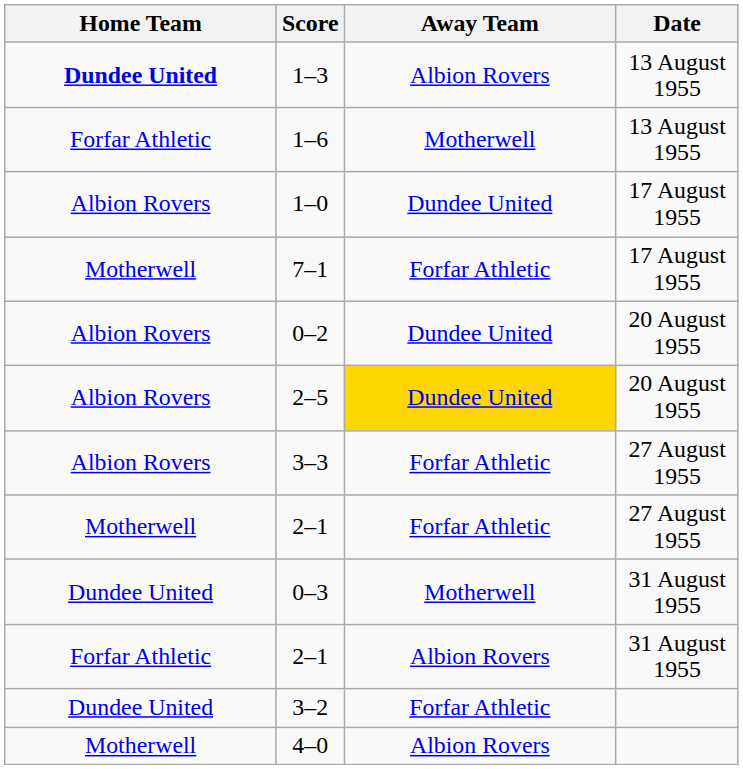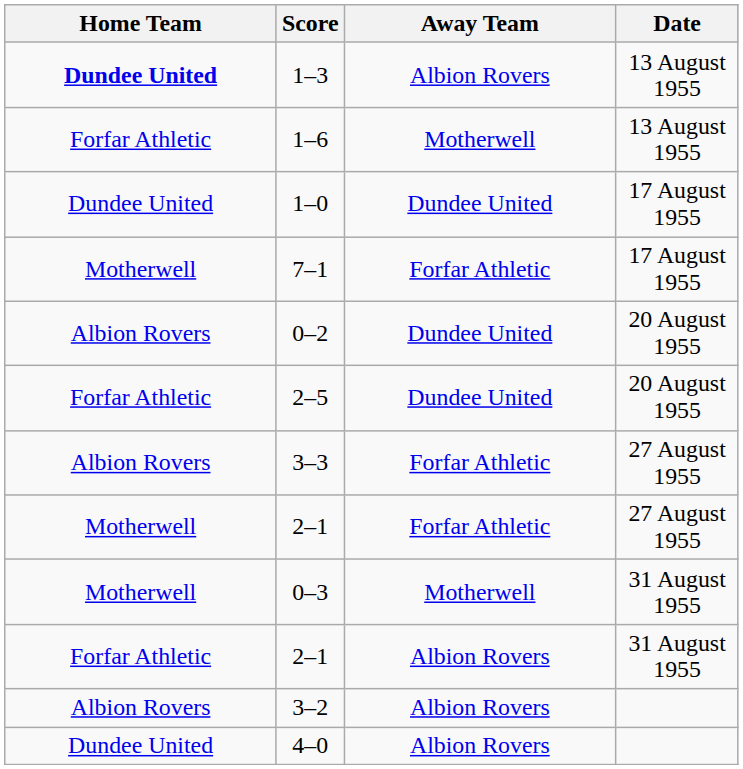(141, 203) Albion Rovers -> (141, 203) Dundee United
(141, 397) Albion Rovers -> (141, 397) Forfar Athletic
(480, 397) gold background -> (480, 397) no background
(141, 591) Dundee United -> (141, 591) Motherwell
(141, 707) Dundee United -> (141, 707) Albion Rovers
(480, 707) Forfar Athletic -> (480, 707) Albion Rovers
(141, 745) Motherwell -> (141, 745) Dundee United
